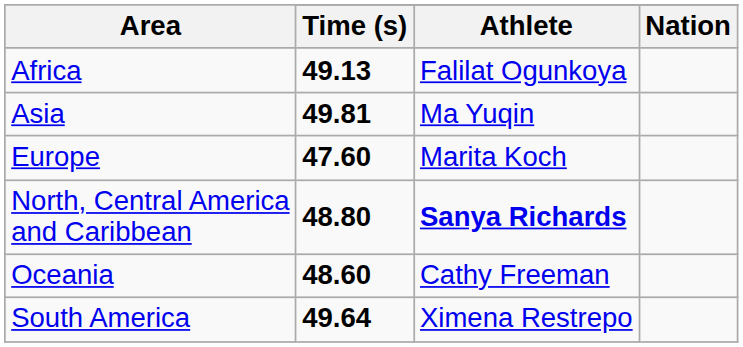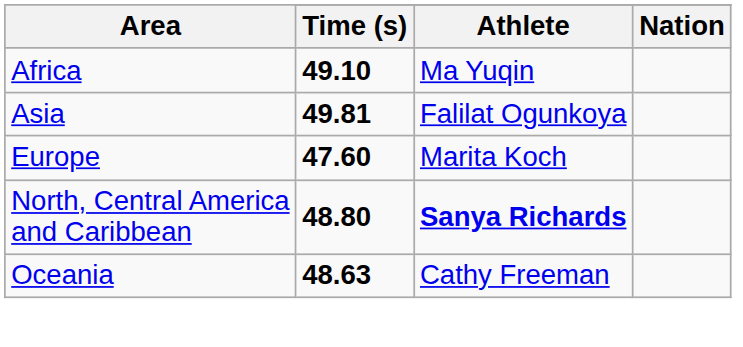(337, 69) 49.13 -> (337, 69) 49.10
(523, 69) Falilat Ogunkoya -> (477, 69) Ma Yuqin
(477, 113) Ma Yuqin -> (523, 113) Falilat Ogunkoya
(337, 275) 48.60 -> (337, 275) 48.63
- row: (101, 319)
